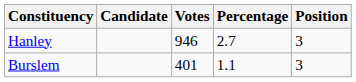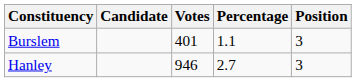rows swapped: (34, 64) <-> (30, 40)
